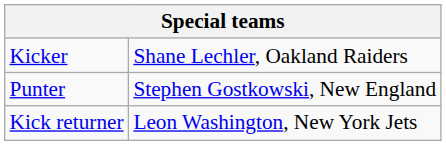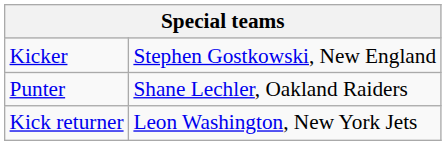(271, 55) Shane Lechler, Oakland Raiders -> (285, 55) Stephen Gostkowski, New England
(285, 88) Stephen Gostkowski, New England -> (271, 88) Shane Lechler, Oakland Raiders
